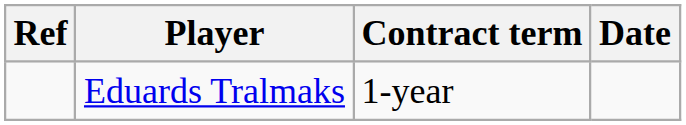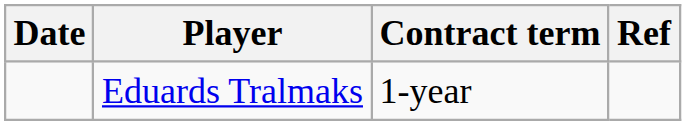columns swapped: (635, 33) <-> (40, 33)
